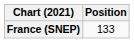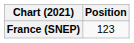(106, 29) 133 -> (106, 29) 123
